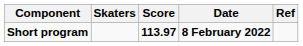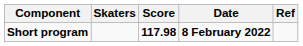(159, 32) 113.97 -> (159, 32) 117.98
